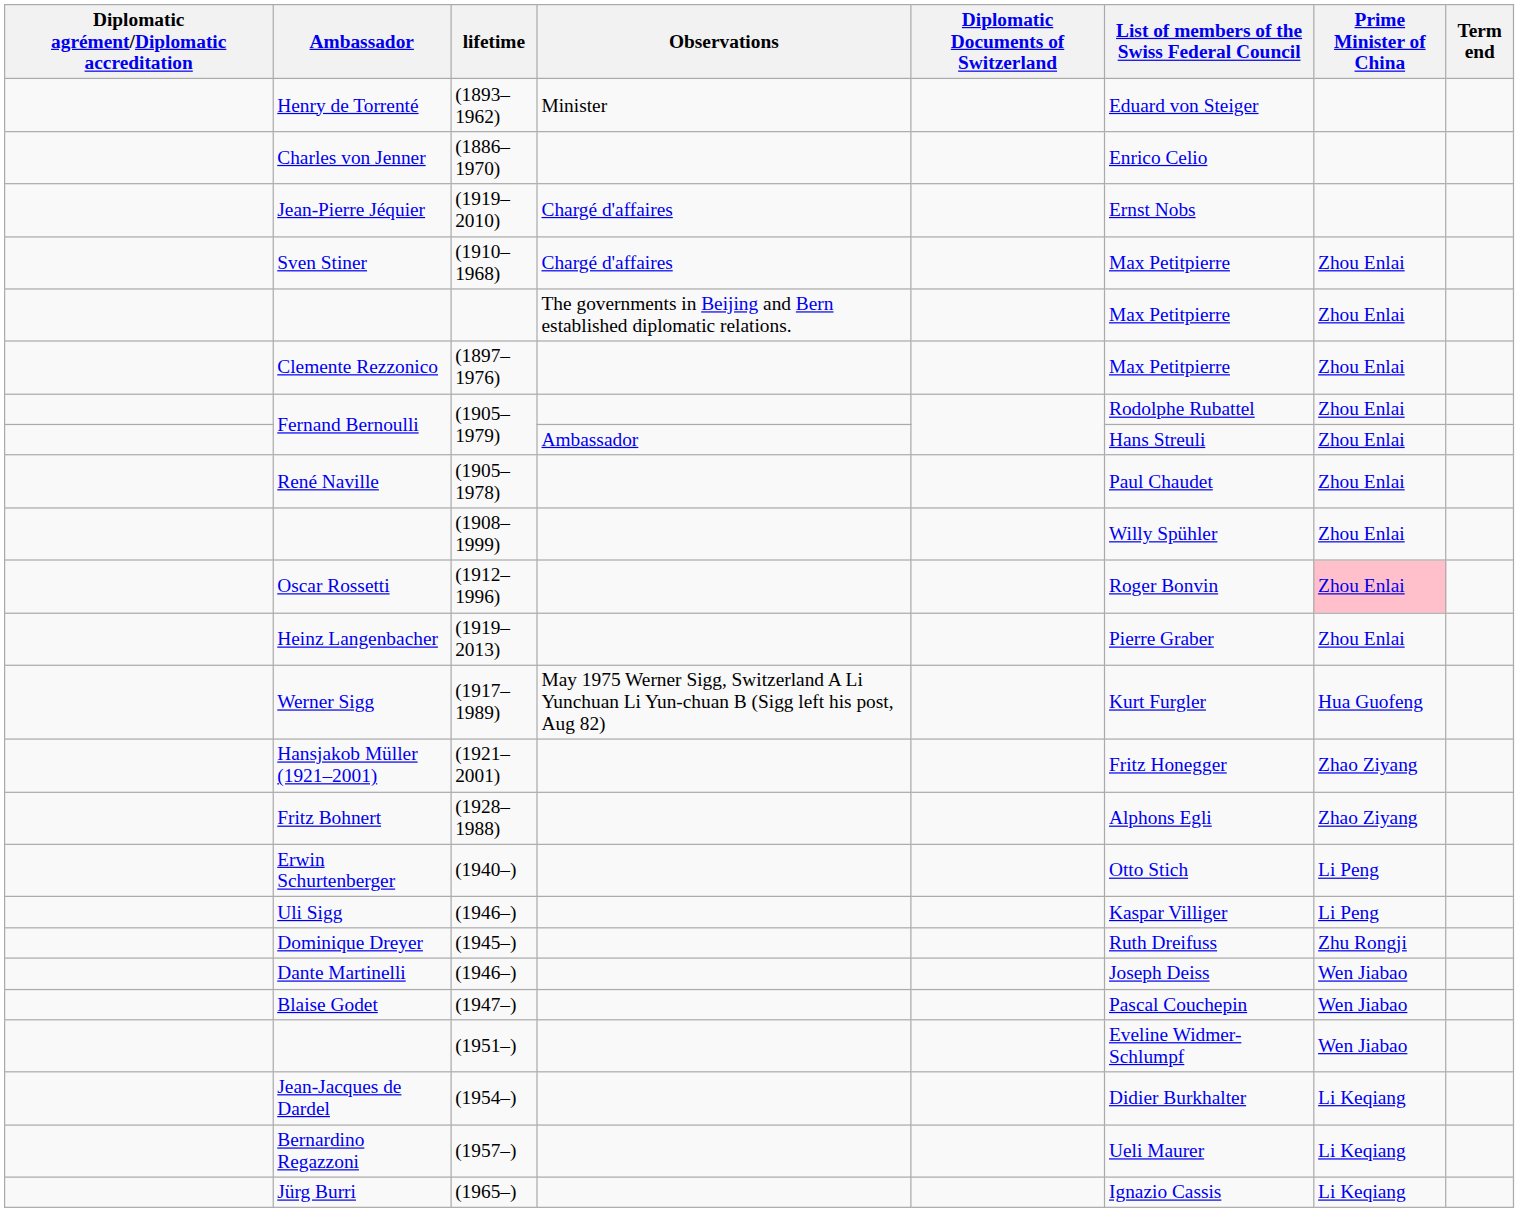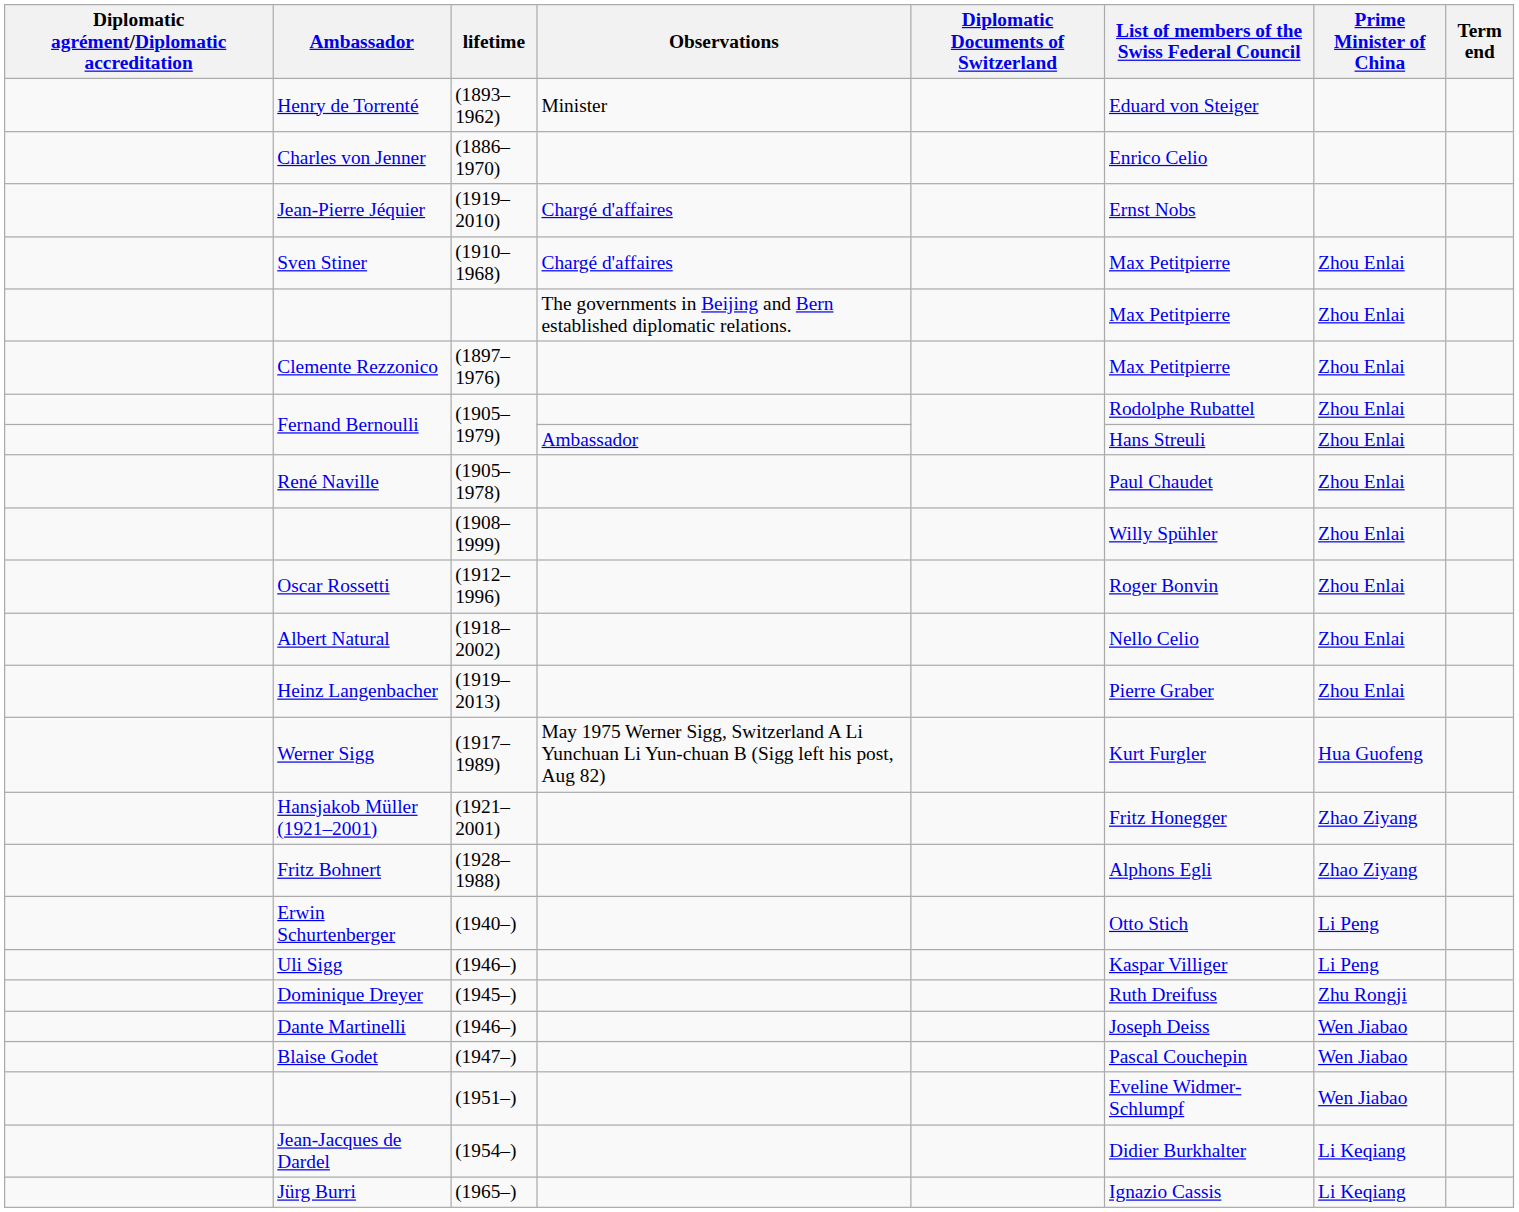(1361, 586) pink background -> (1361, 586) no background
+ row: (333, 638)
- row: (321, 1150)
